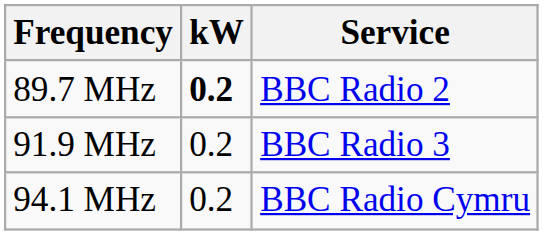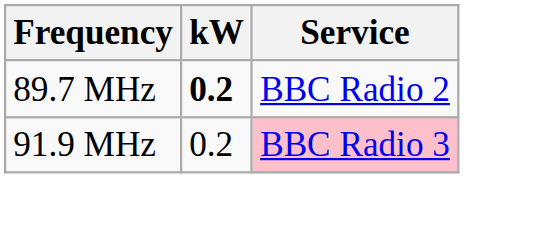(355, 144) no background -> (355, 144) pink background
- row: (85, 199)
